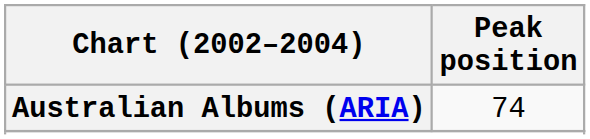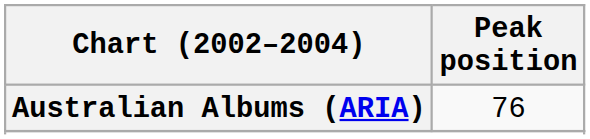(508, 108) 74 -> (508, 108) 76
